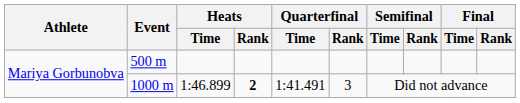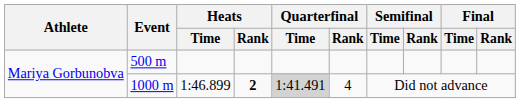(300, 85) no background -> (300, 85) lightgrey background
(348, 85) 3 -> (348, 85) 4
